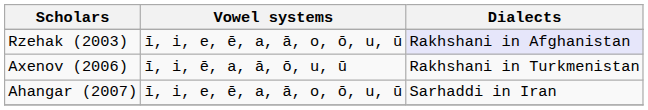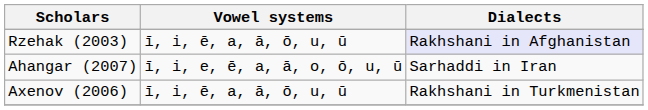(273, 42) ī, i, e, ē, a, ā, o, ō, u, ū -> (246, 42) ī, i, ē, a, ā, ō, u, ū
rows swapped: (68, 67) <-> (73, 92)
